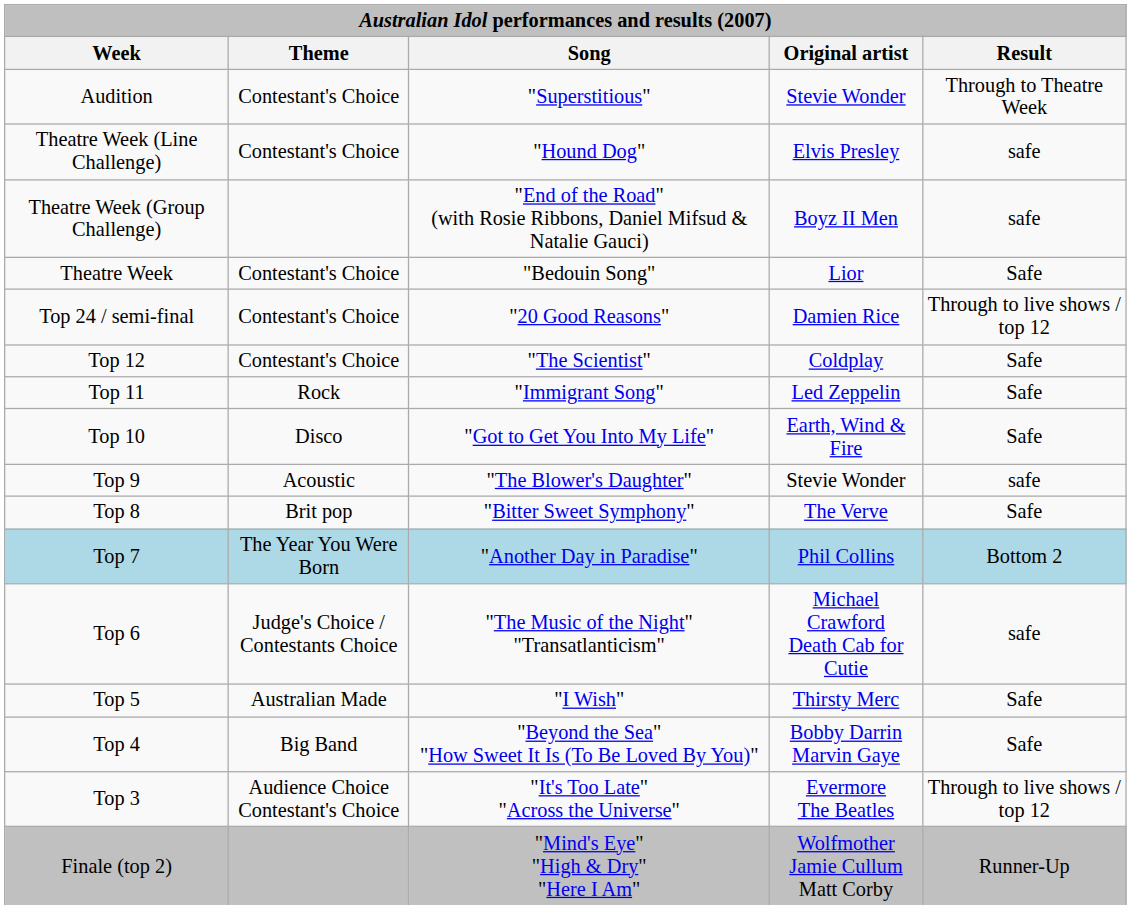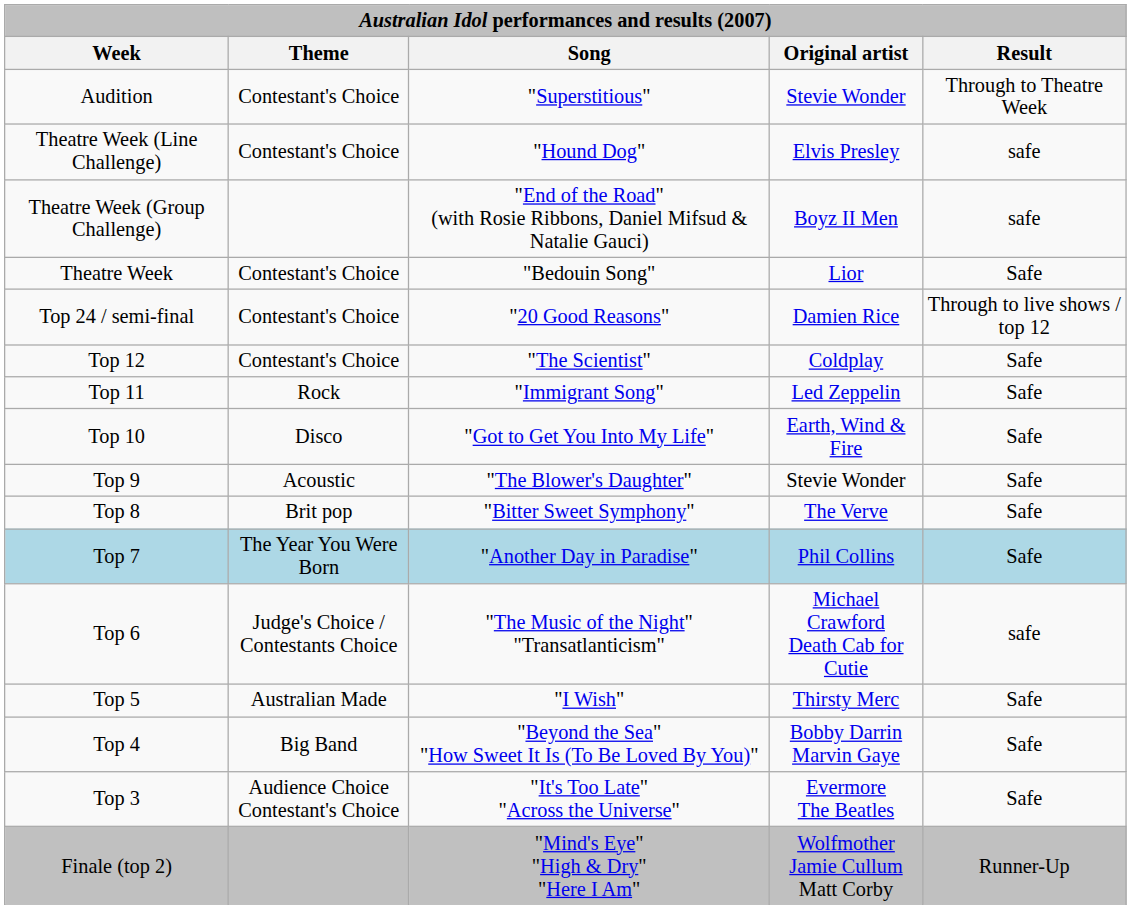(1024, 480) safe -> (1024, 480) Safe
(1024, 555) Bottom 2 -> (1024, 555) Safe
(1024, 799) Through to live shows / top 12 -> (1024, 799) Safe
